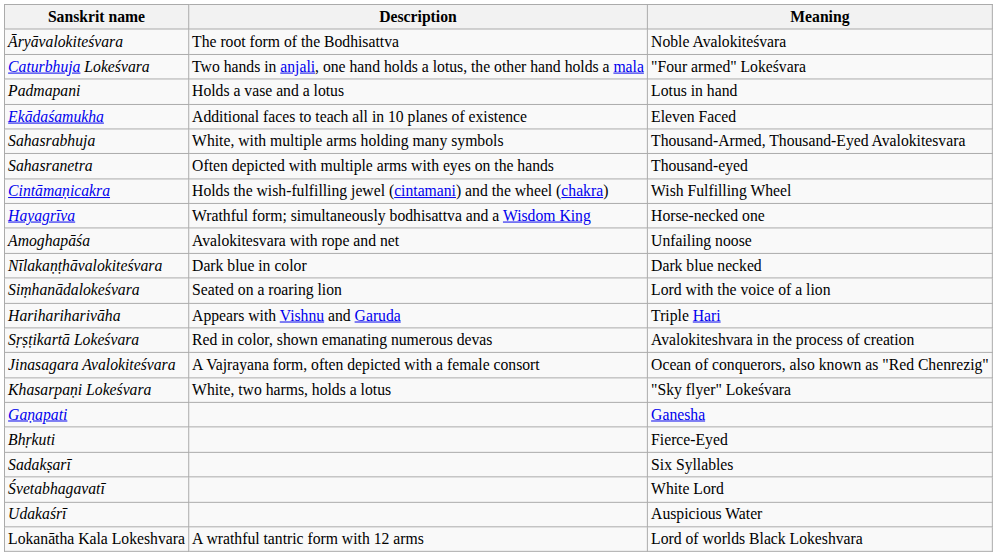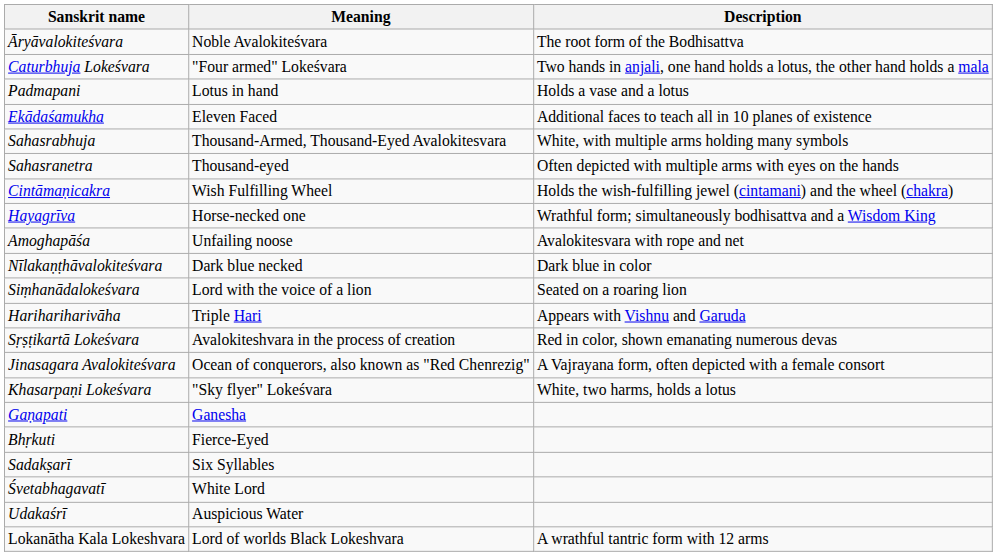columns swapped: (820, 16) <-> (418, 16)
